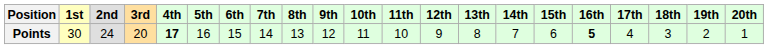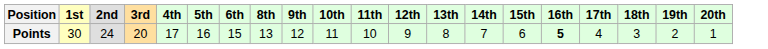- column: (266, 14)
(172, 33) bold -> (172, 33) normal
